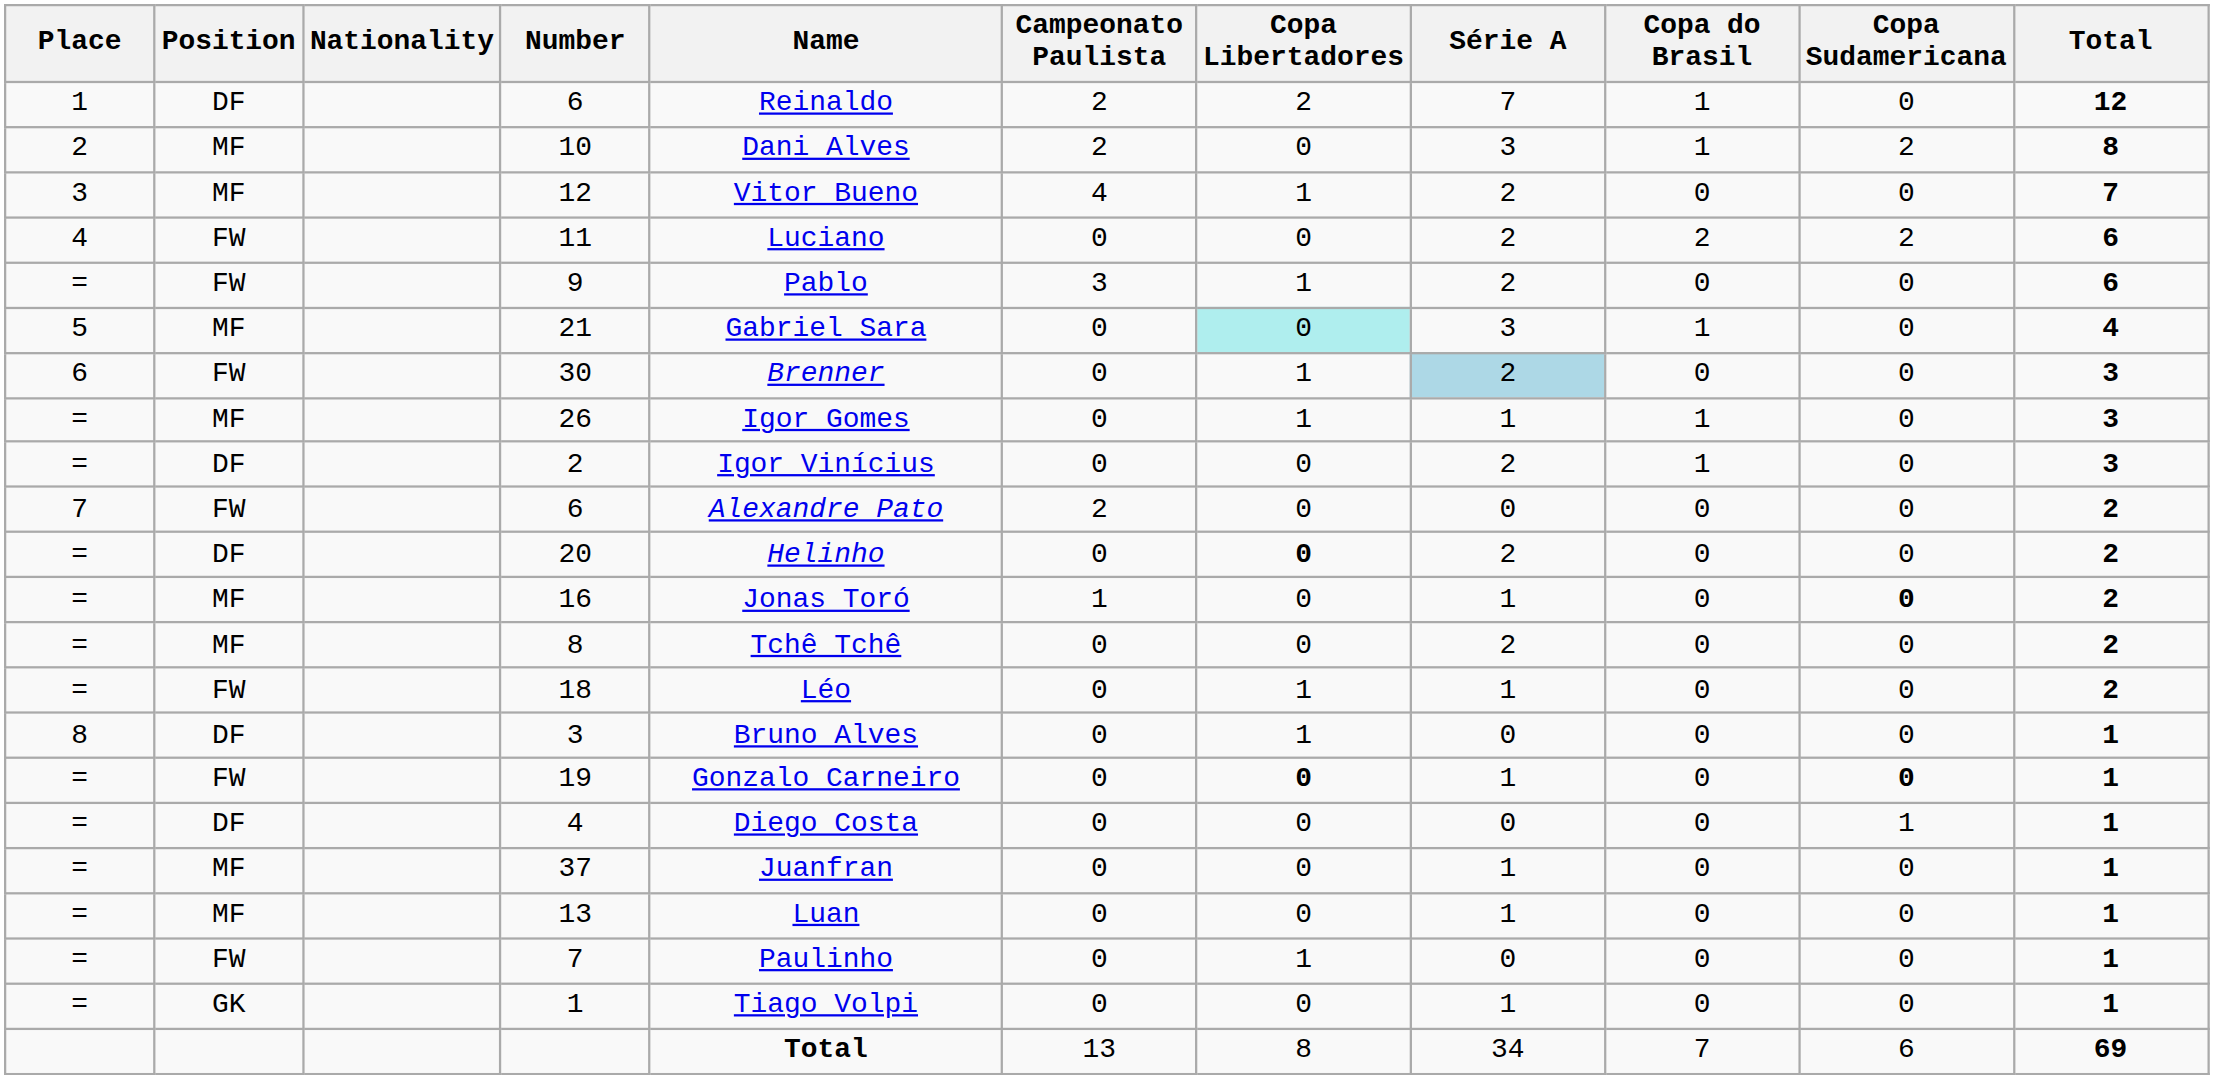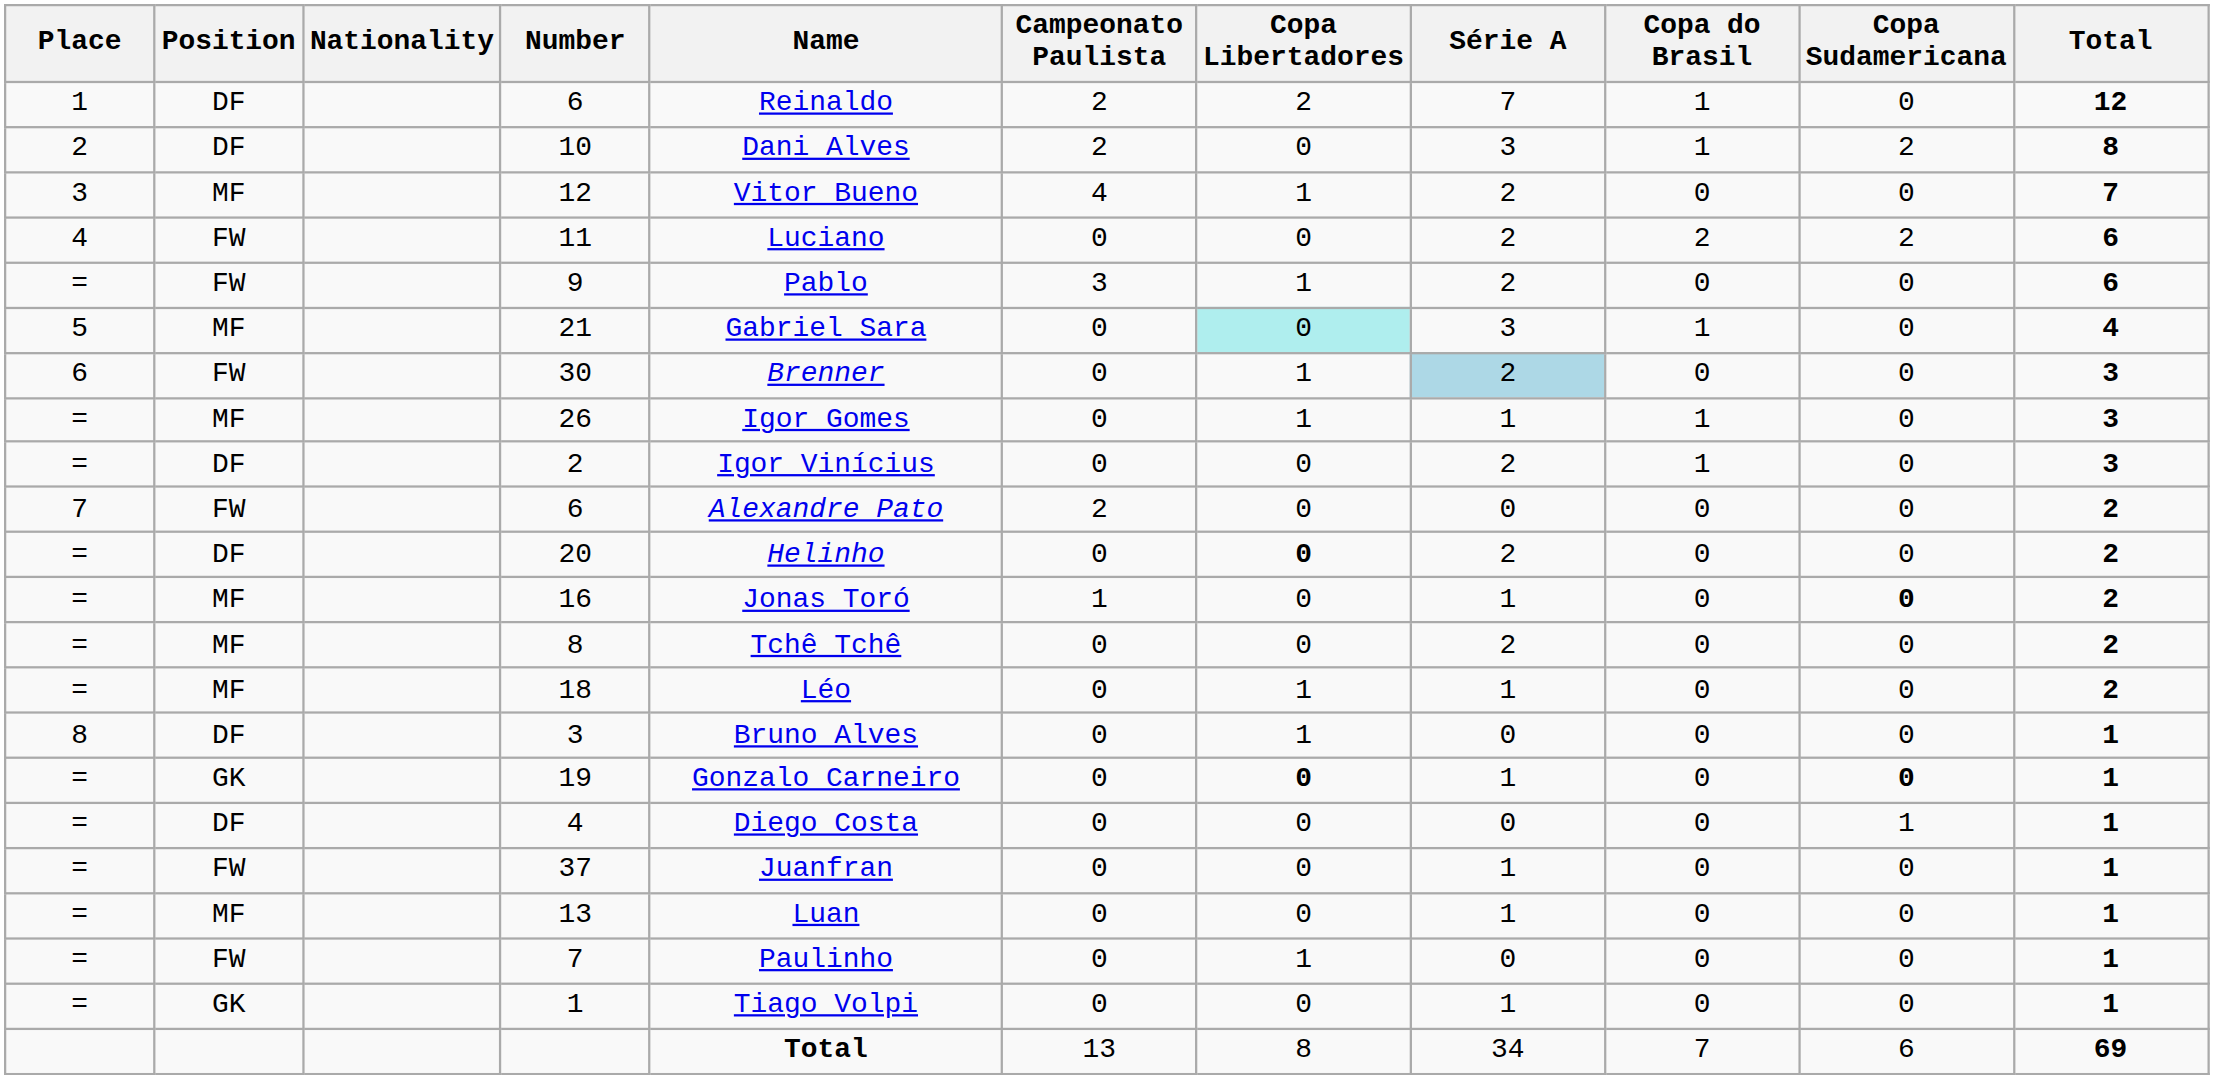(229, 150) MF -> (229, 150) DF
(229, 690) FW -> (229, 690) MF
(229, 781) FW -> (229, 781) GK
(229, 871) MF -> (229, 871) FW
